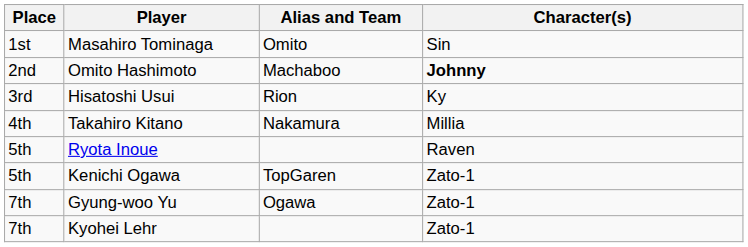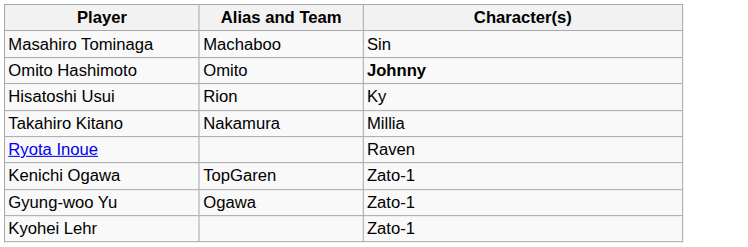- column: (34, 17)
(285, 44) Omito -> (242, 44) Machaboo
(302, 70) Machaboo -> (225, 70) Omito
